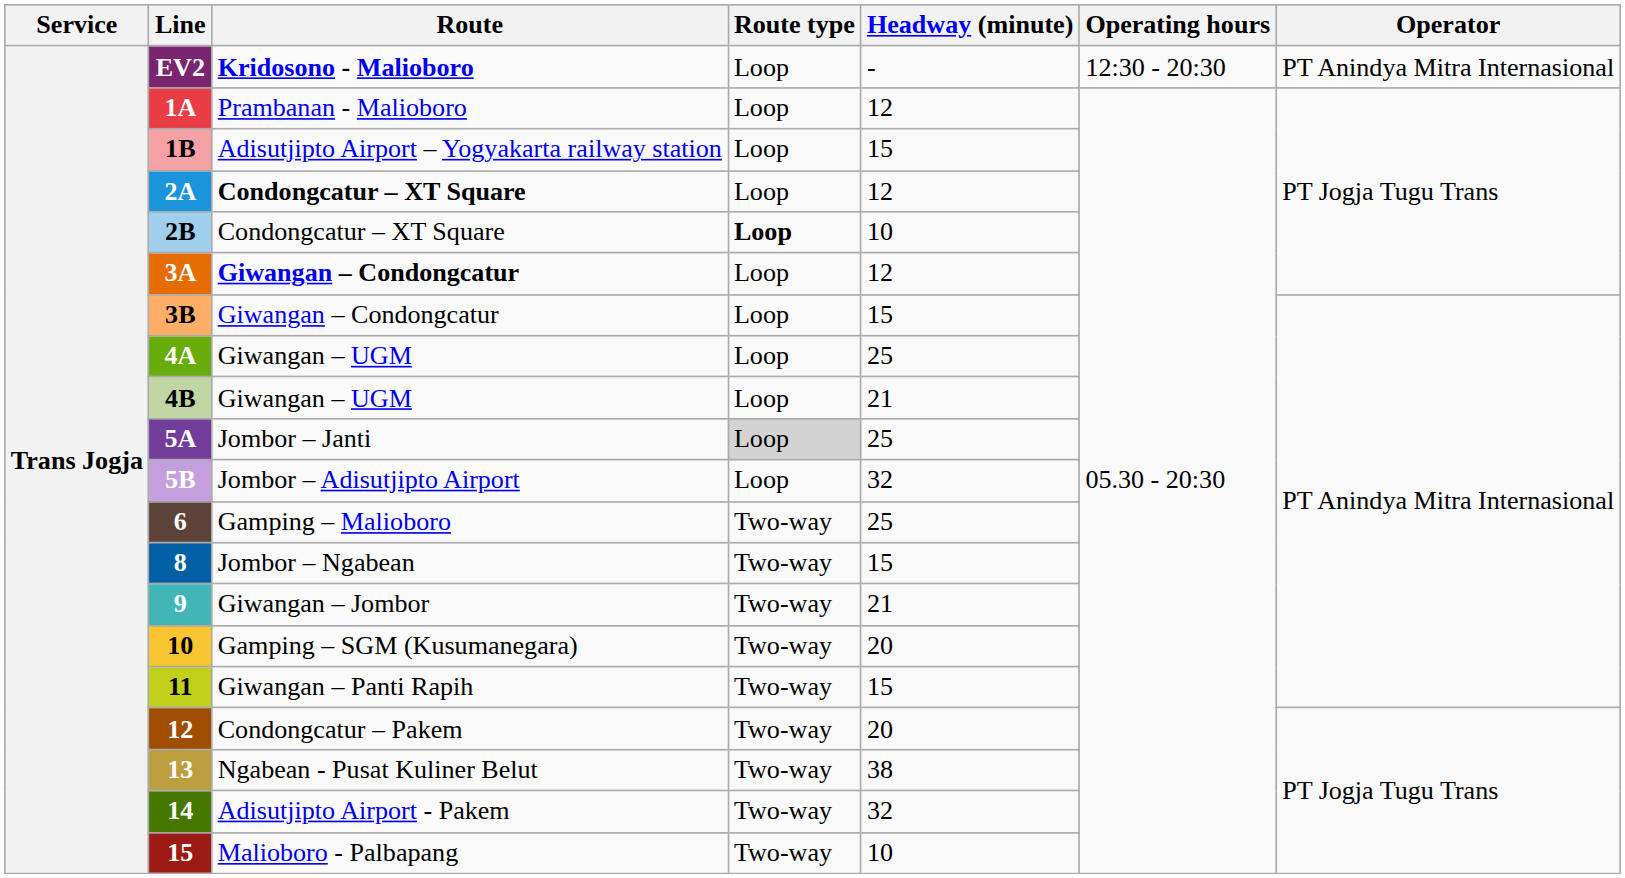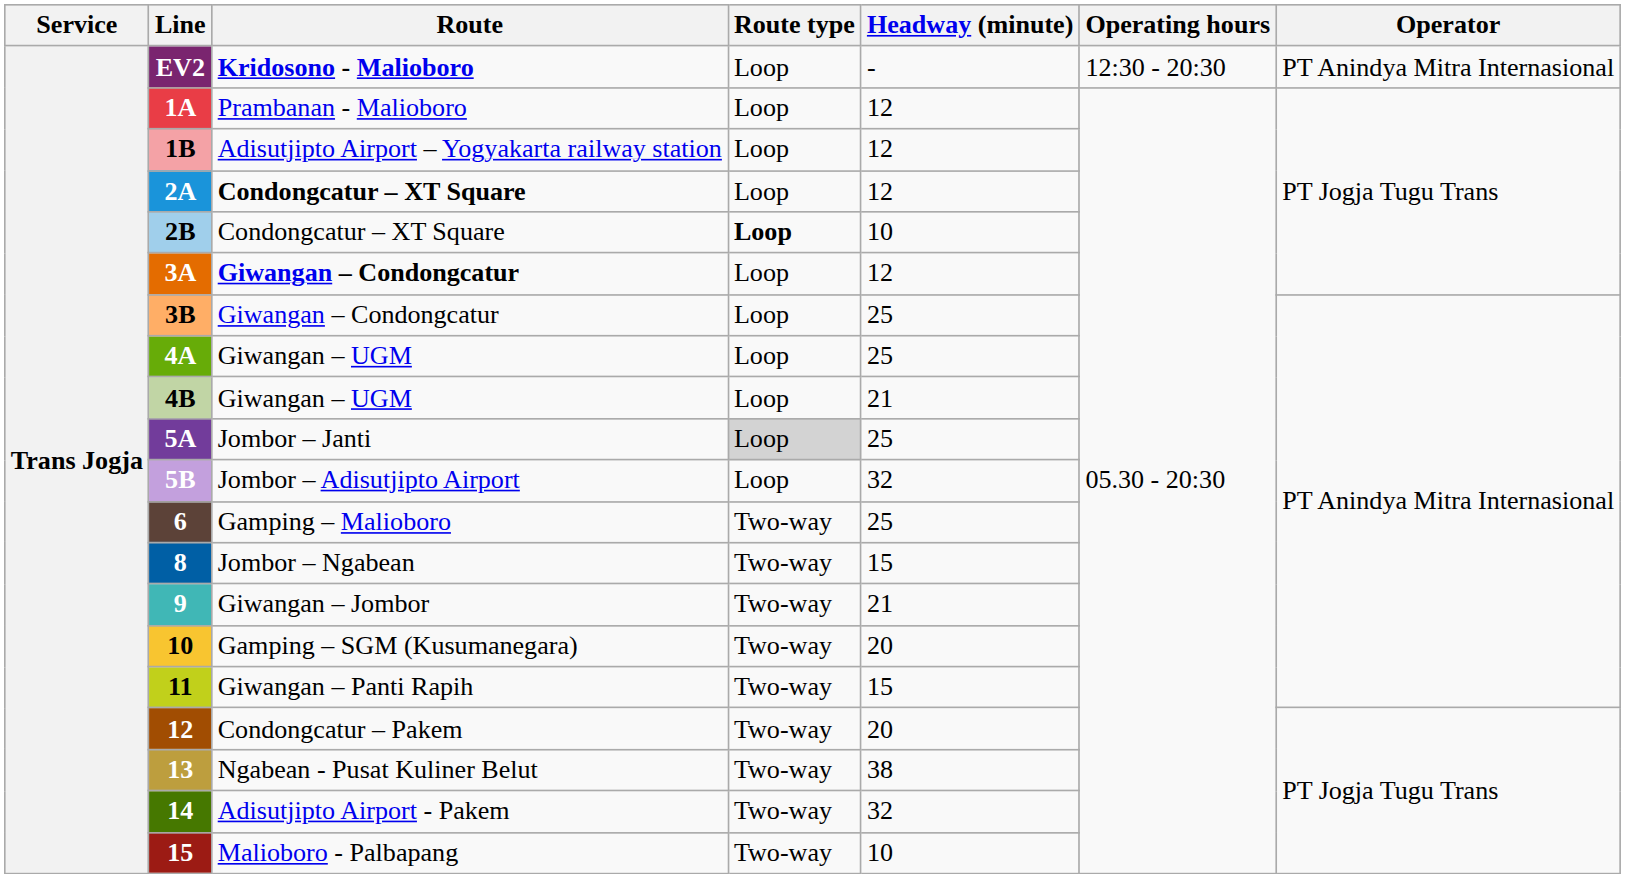(880, 149) 15 -> (880, 149) 12
(880, 314) 15 -> (880, 314) 25
